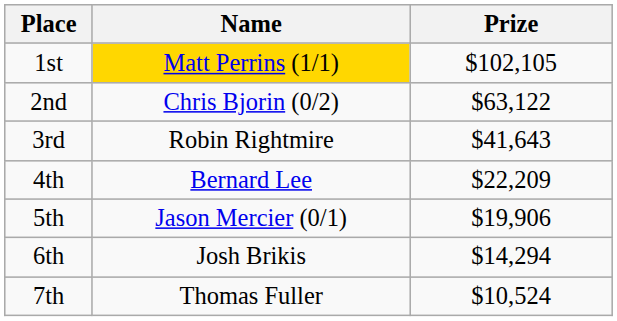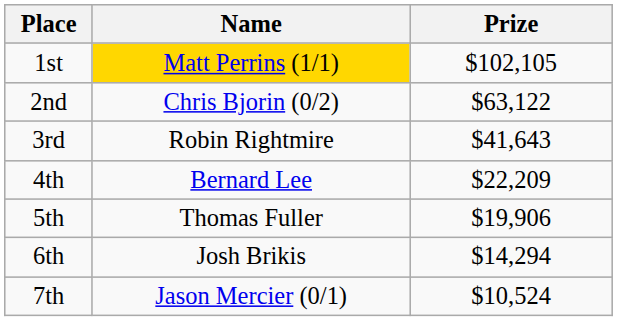(251, 218) Jason Mercier (0/1) -> (251, 218) Thomas Fuller
(251, 295) Thomas Fuller -> (251, 295) Jason Mercier (0/1)
